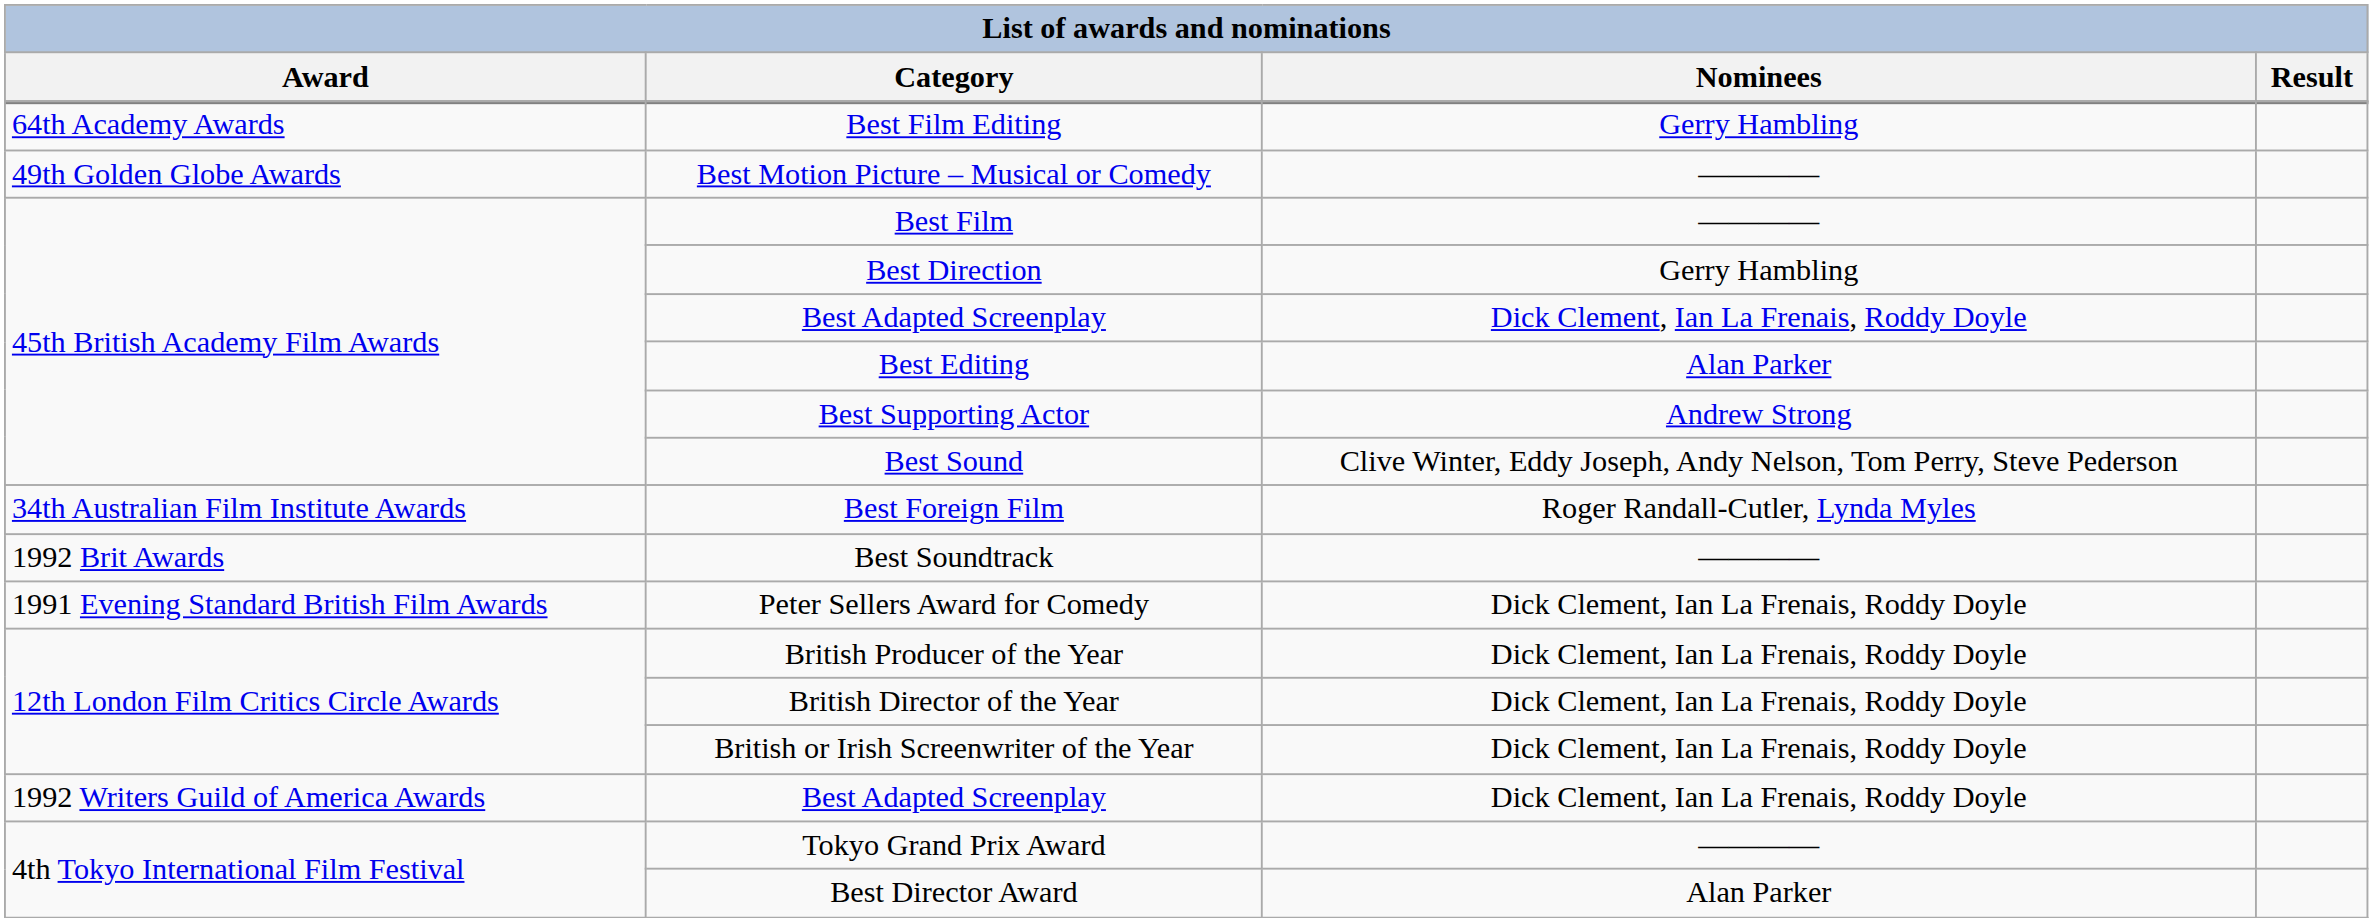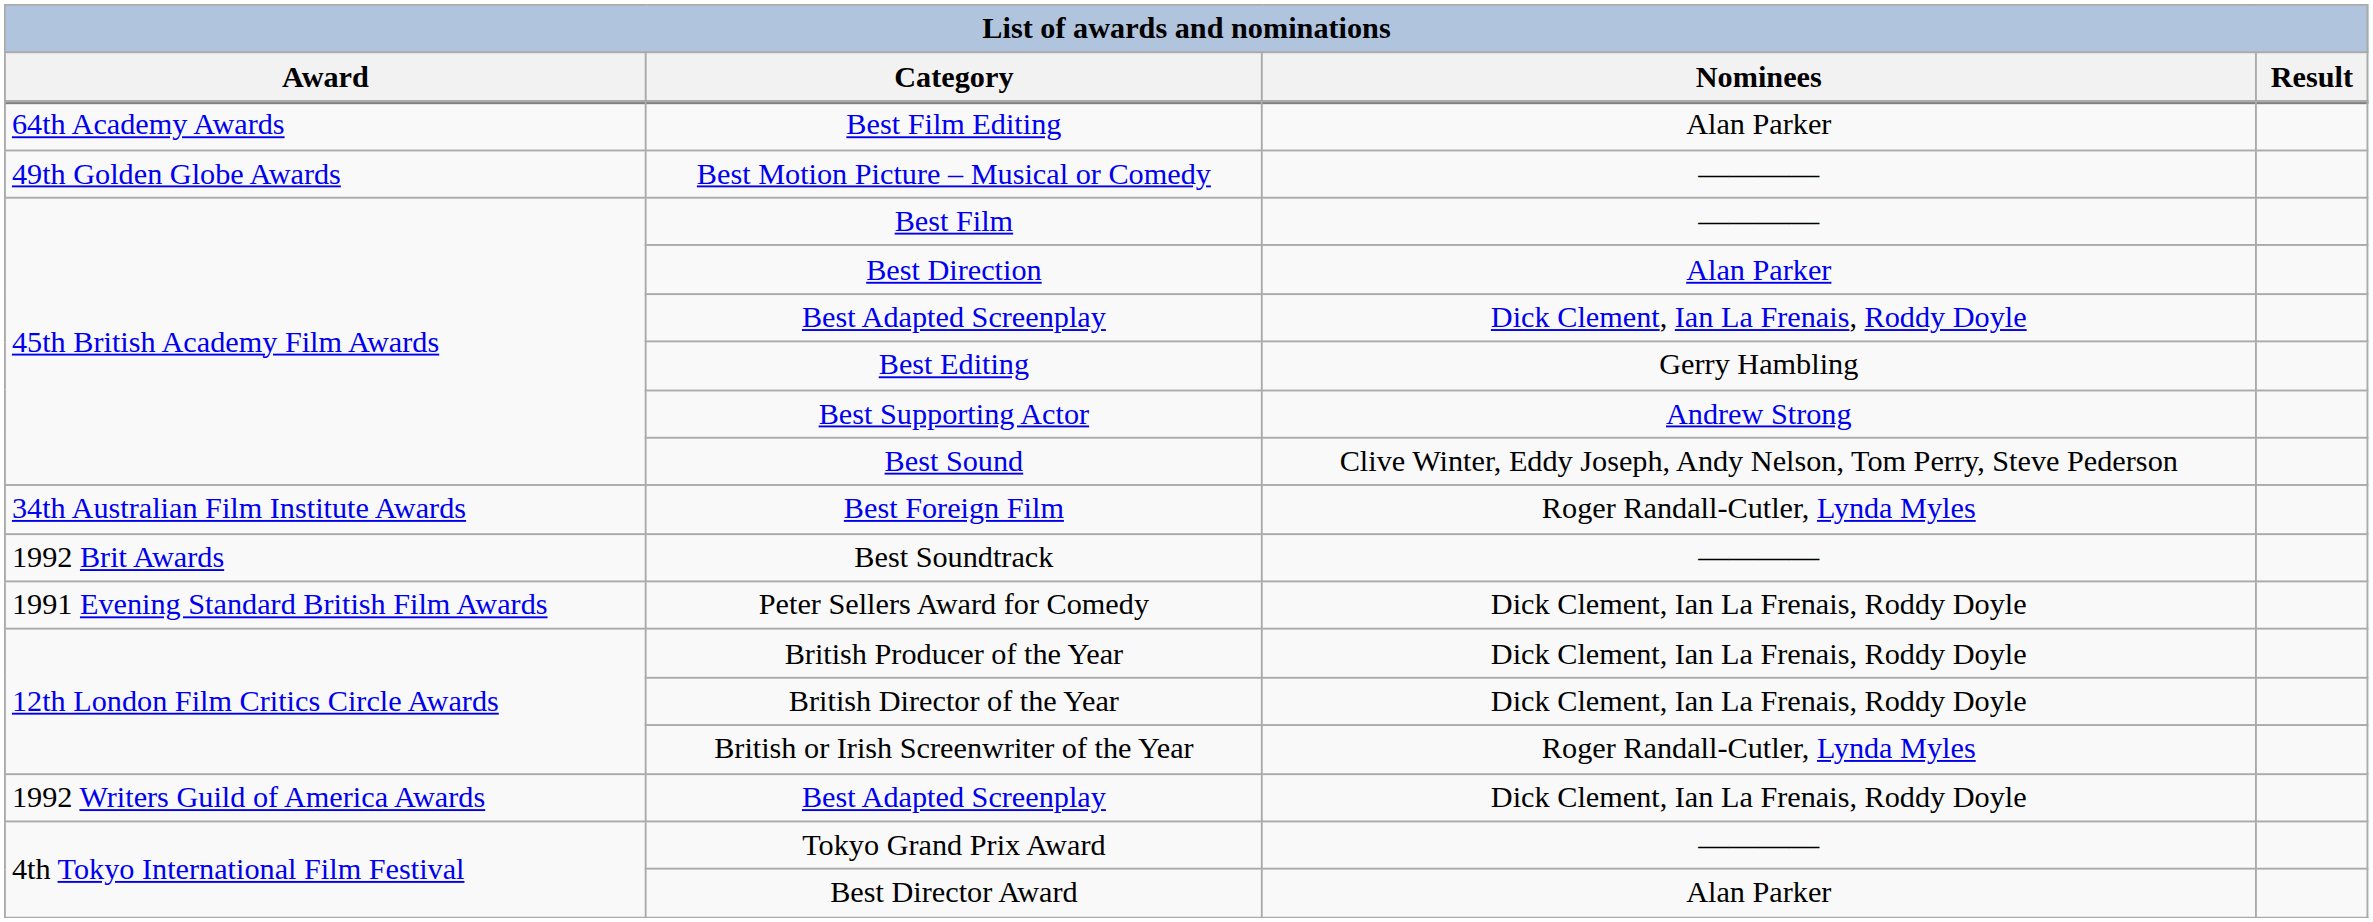(1759, 125) Gerry Hambling -> (1759, 125) Alan Parker
(1759, 269) Gerry Hambling -> (1759, 269) Alan Parker
(1759, 365) Alan Parker -> (1759, 365) Gerry Hambling
(1759, 748) Dick Clement, Ian La Frenais, Roddy Doyle -> (1759, 748) Roger Randall-Cutler, Lynda Myles
